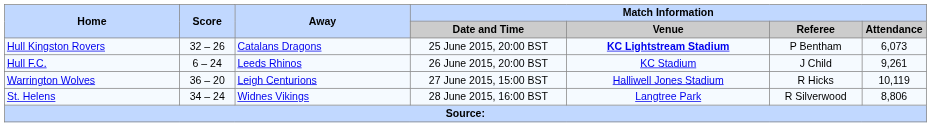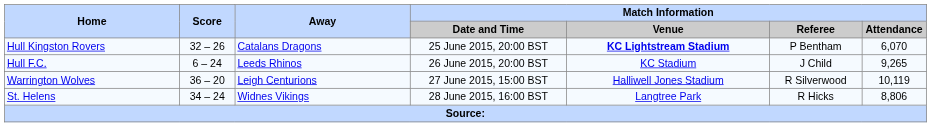(894, 46) 6,073 -> (894, 46) 6,070
(894, 63) 9,261 -> (894, 63) 9,265
(816, 80) R Hicks -> (816, 80) R Silverwood
(816, 97) R Silverwood -> (816, 97) R Hicks
